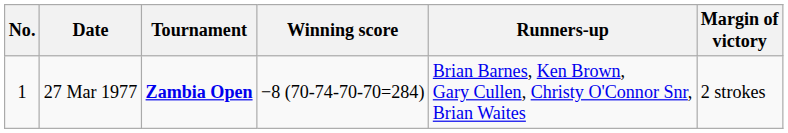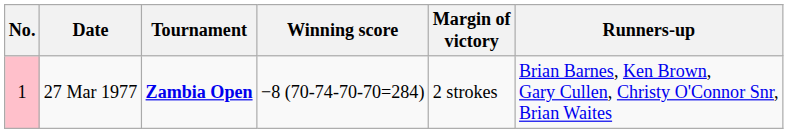columns swapped: (740, 30) <-> (563, 30)
(22, 92) no background -> (22, 92) pink background
